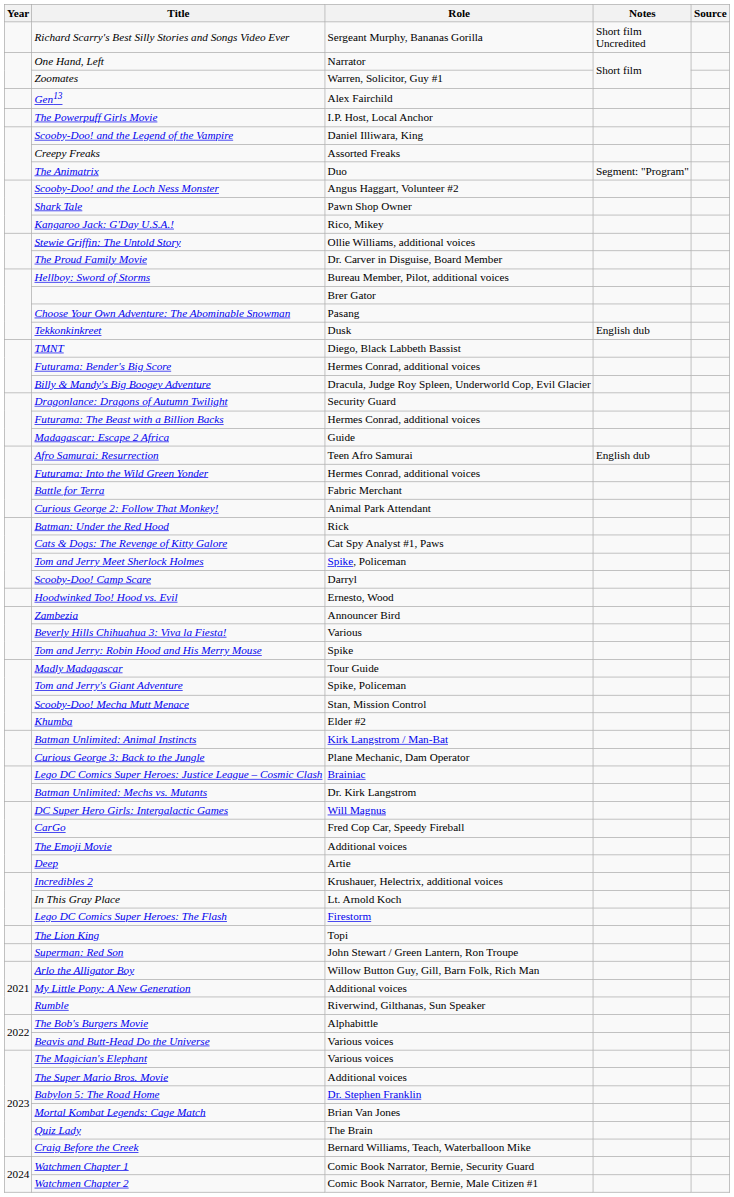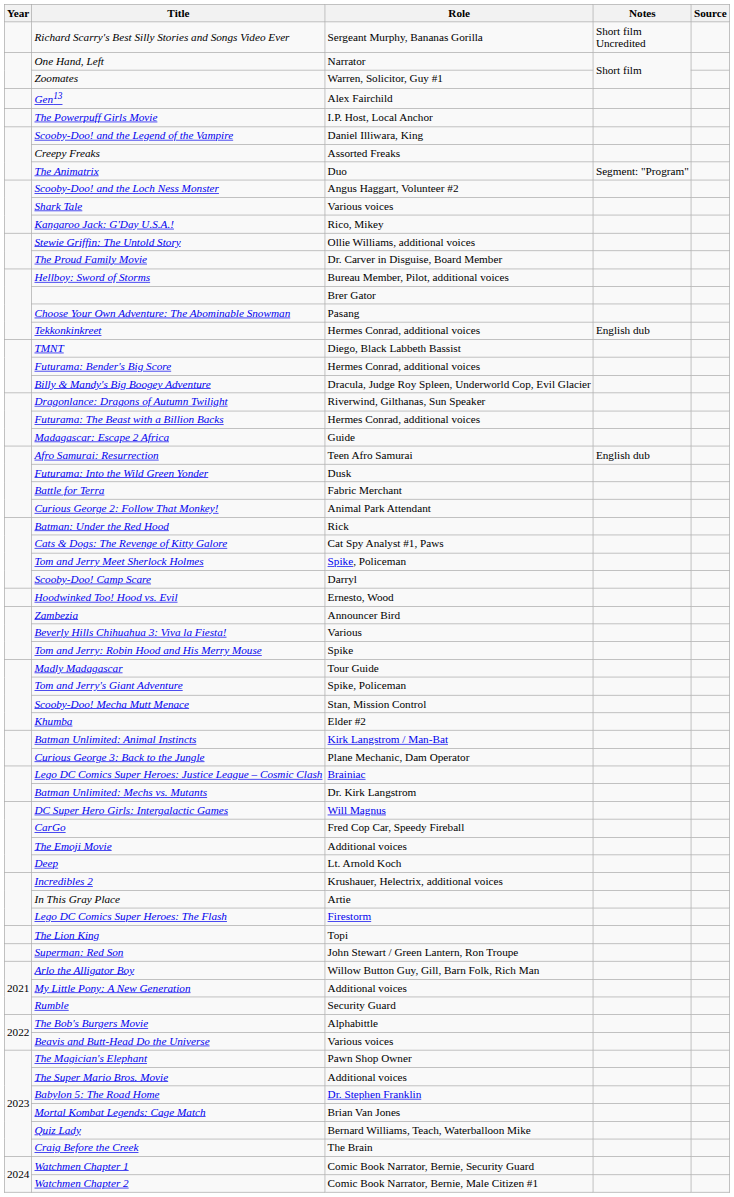(370, 206) Pawn Shop Owner -> (360, 206) Various voices
(339, 330) Dusk -> (404, 330) Hermes Conrad, additional voices
(362, 402) Security Guard -> (406, 402) Riverwind, Gilthanas, Sun Speaker
(404, 473) Hermes Conrad, additional voices -> (339, 473) Dusk
(339, 863) Artie -> (364, 863) Lt. Arnold Koch
(364, 899) Lt. Arnold Koch -> (339, 899) Artie
(406, 1005) Riverwind, Gilthanas, Sun Speaker -> (362, 1005) Security Guard
(360, 1059) Various voices -> (370, 1059) Pawn Shop Owner
(350, 1130) The Brain -> (429, 1130) Bernard Williams, Teach, Waterballoon Mike
(429, 1148) Bernard Williams, Teach, Waterballoon Mike -> (350, 1148) The Brain
